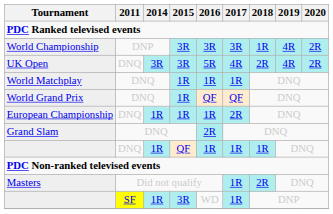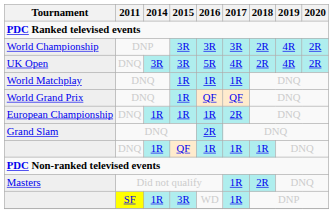(262, 47) 1R -> (262, 47) 2R
